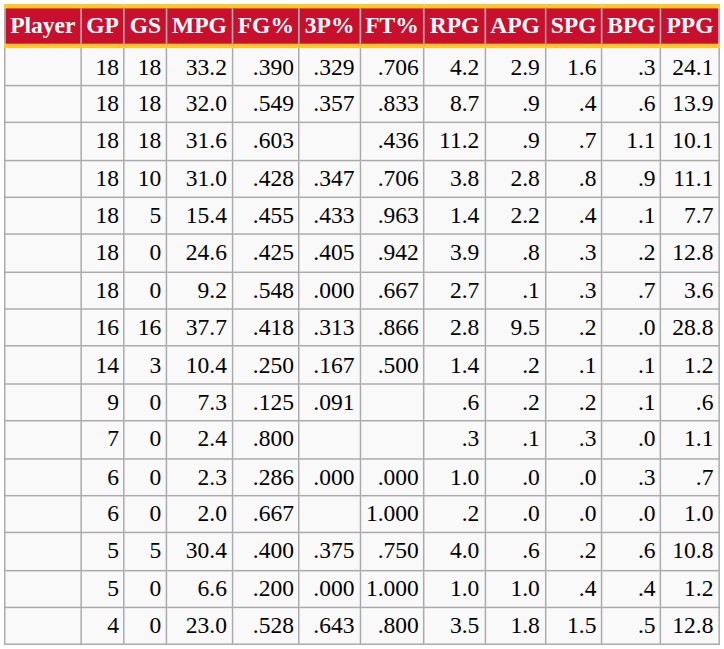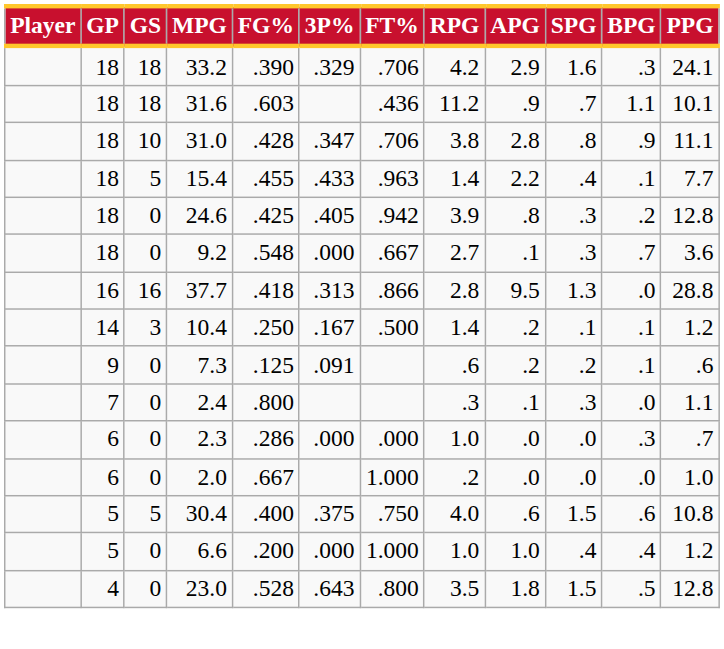- row: (206, 103)
(588, 327) .2 -> (582, 290) 1.3
(588, 551) .2 -> (582, 513) 1.5
